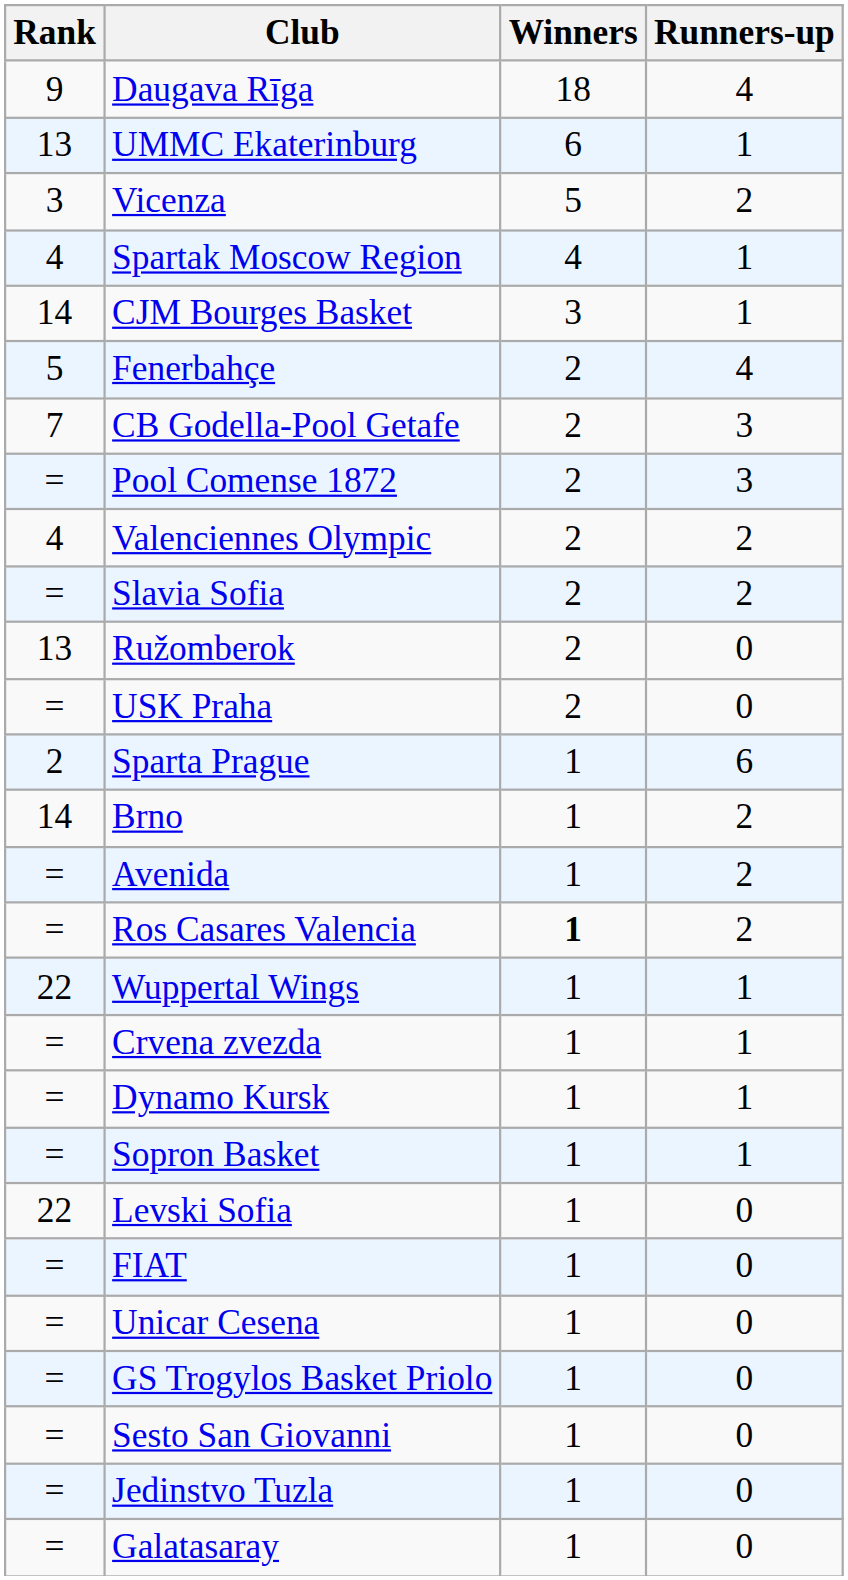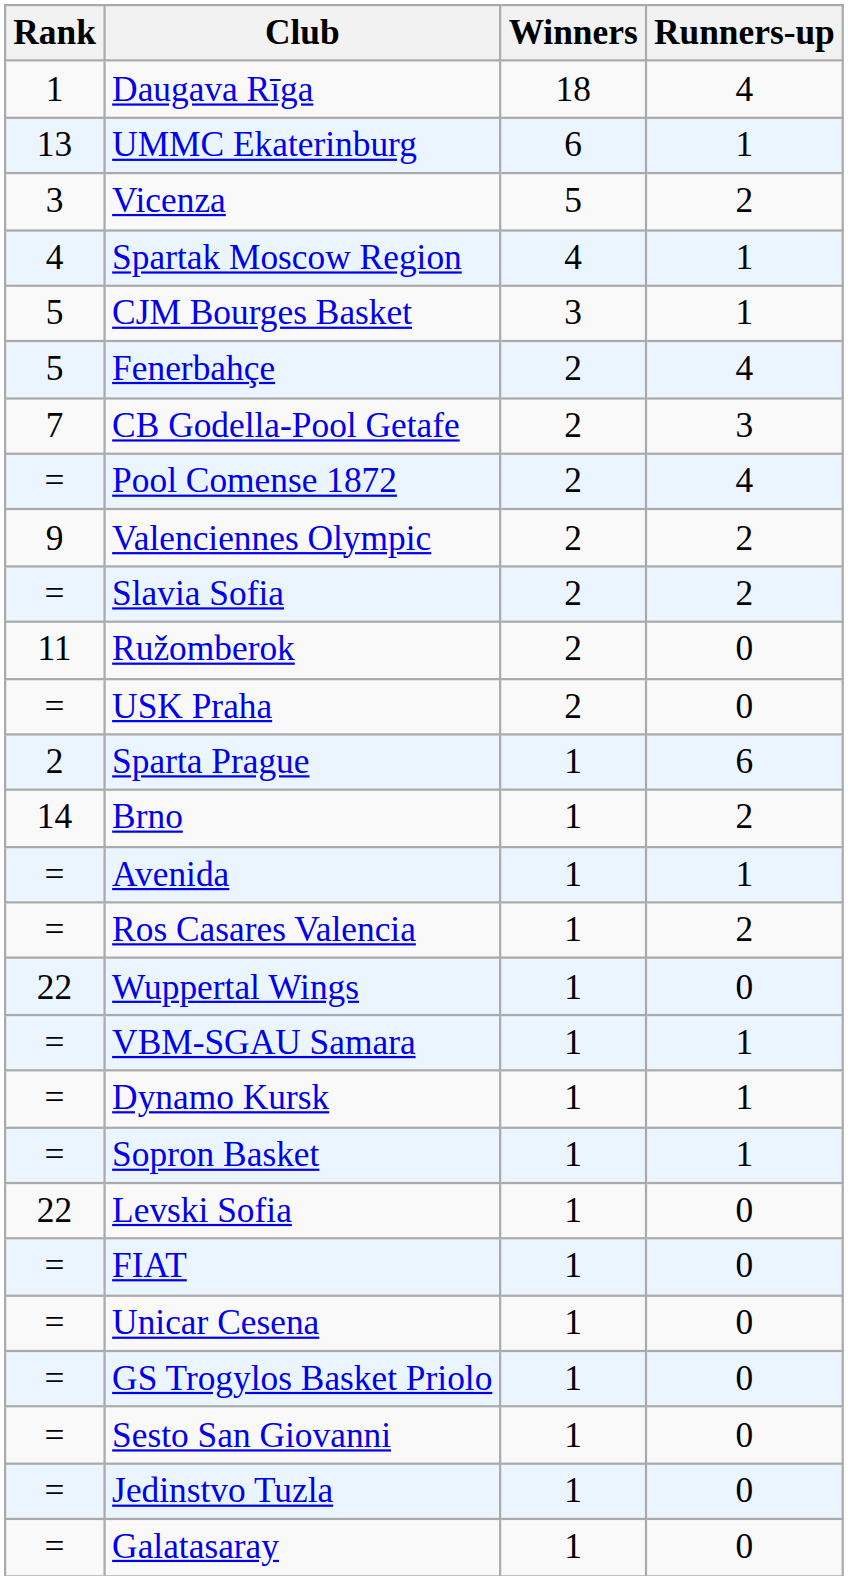(55, 88) 9 -> (55, 88) 1
(55, 312) 14 -> (55, 312) 5
(744, 481) 3 -> (744, 481) 4
(55, 537) 4 -> (55, 537) 9
(55, 649) 13 -> (55, 649) 11
(744, 873) 2 -> (744, 873) 1
(573, 929) bold -> (573, 929) normal
(744, 985) 1 -> (744, 985) 0
- row: (217, 1041)
+ row: (264, 1041)
